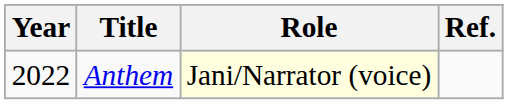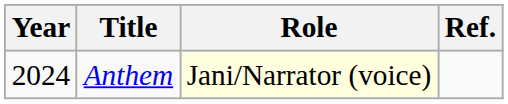(41, 74) 2022 -> (41, 74) 2024
